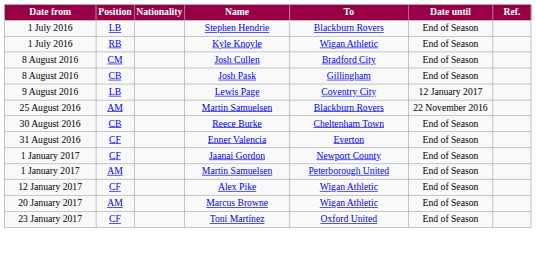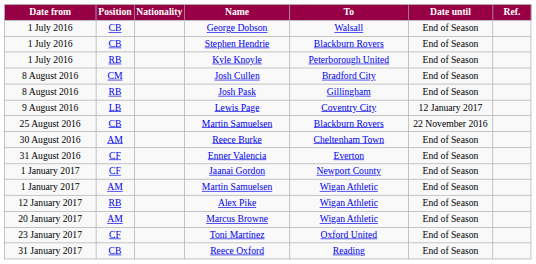+ row: (50, 28)
(115, 28) LB -> (115, 44) CB
(349, 44) Wigan Athletic -> (349, 60) Peterborough United
(115, 76) CB -> (115, 92) RB
(115, 108) AM -> (115, 124) CB
(115, 124) CB -> (115, 140) AM
(349, 171) Peterborough United -> (349, 187) Wigan Athletic
(115, 187) CF -> (115, 203) RB
+ row: (50, 251)
